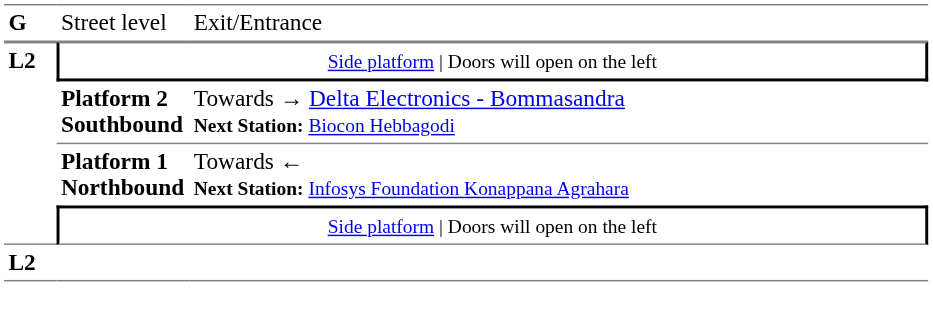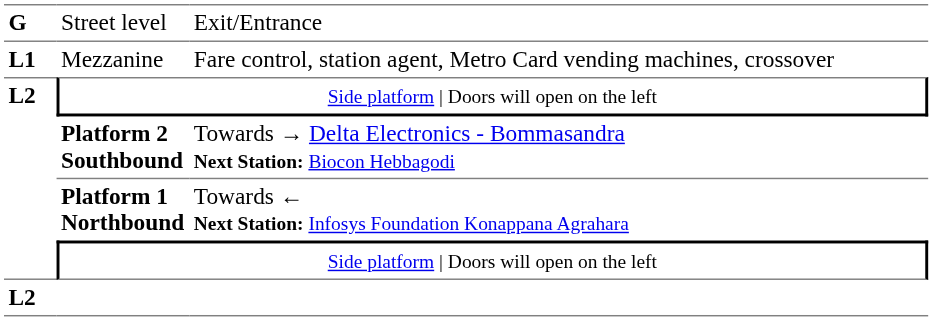+ row: (112, 59)
